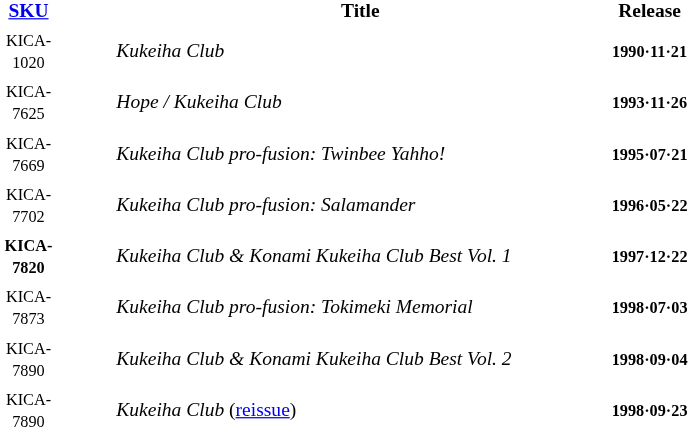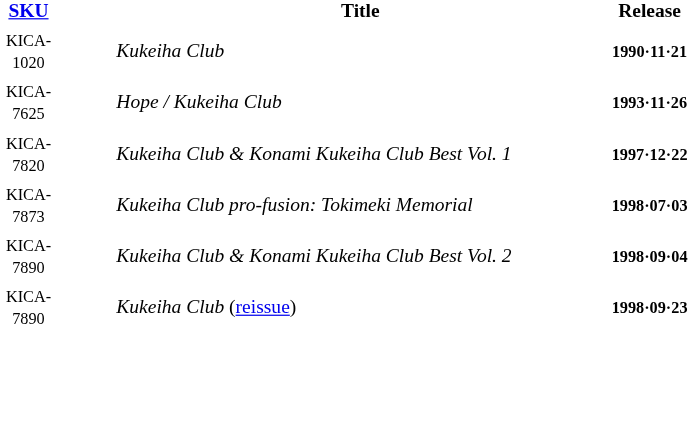- row: (281, 153)
- row: (266, 204)
(28, 255) bold -> (28, 154) normal
